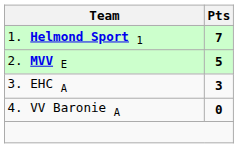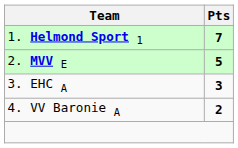(219, 110) 0 -> (219, 110) 2
